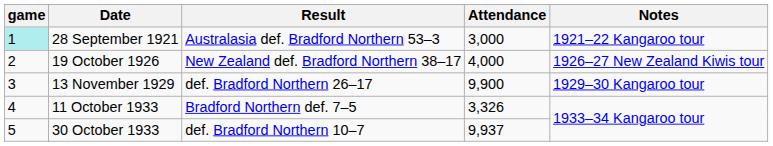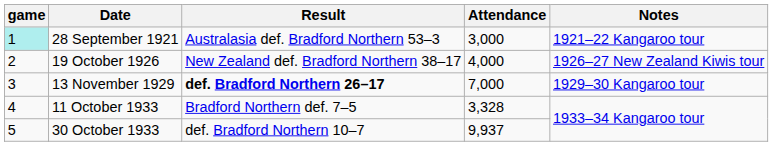(279, 84) normal -> (285, 84) bold
(486, 84) 9,900 -> (486, 84) 7,000
(486, 107) 3,326 -> (486, 107) 3,328
